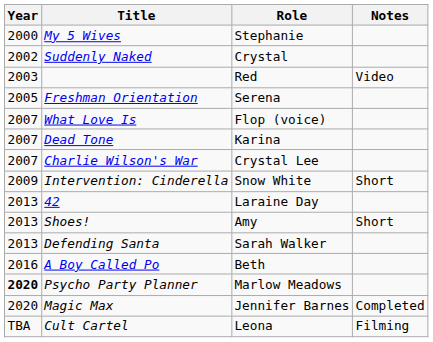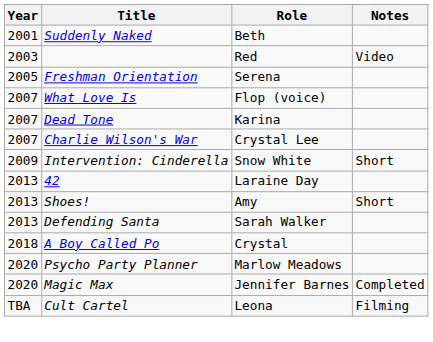- row: (83, 36)
(23, 56) 2002 -> (23, 36) 2001
(261, 56) Crystal -> (250, 36) Beth
(23, 264) 2016 -> (23, 243) 2018
(250, 264) Beth -> (261, 243) Crystal
(23, 285) bold -> (23, 264) normal
